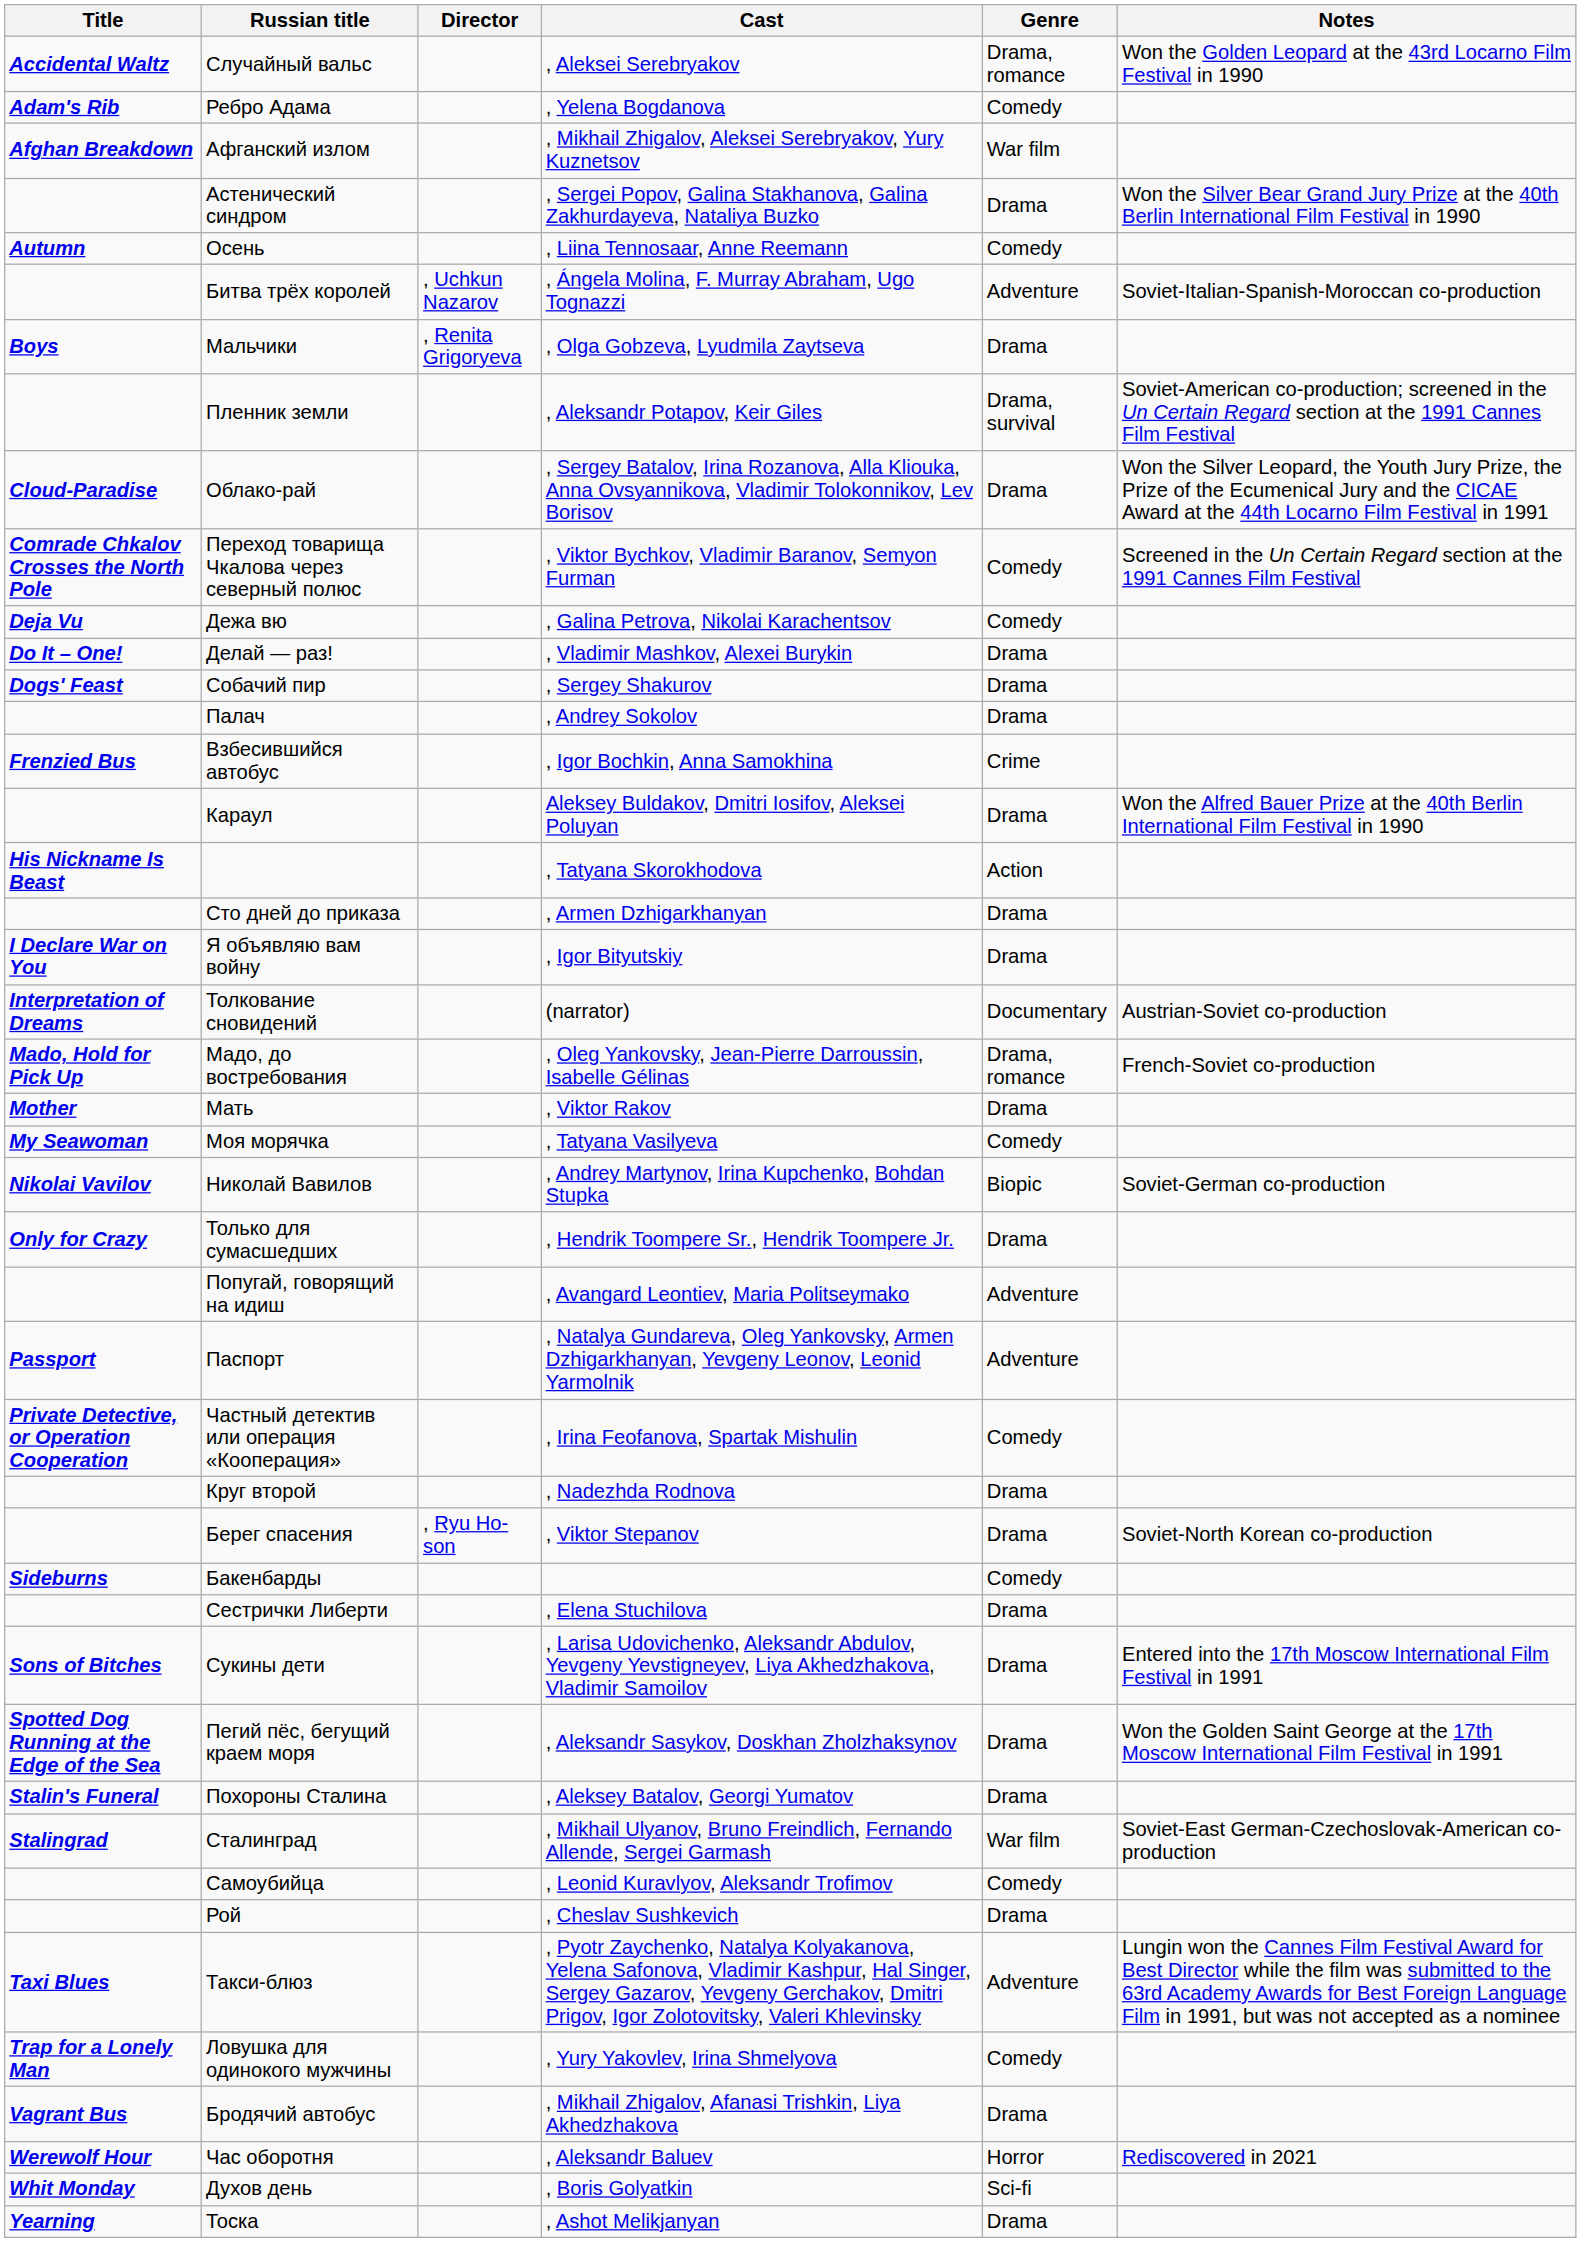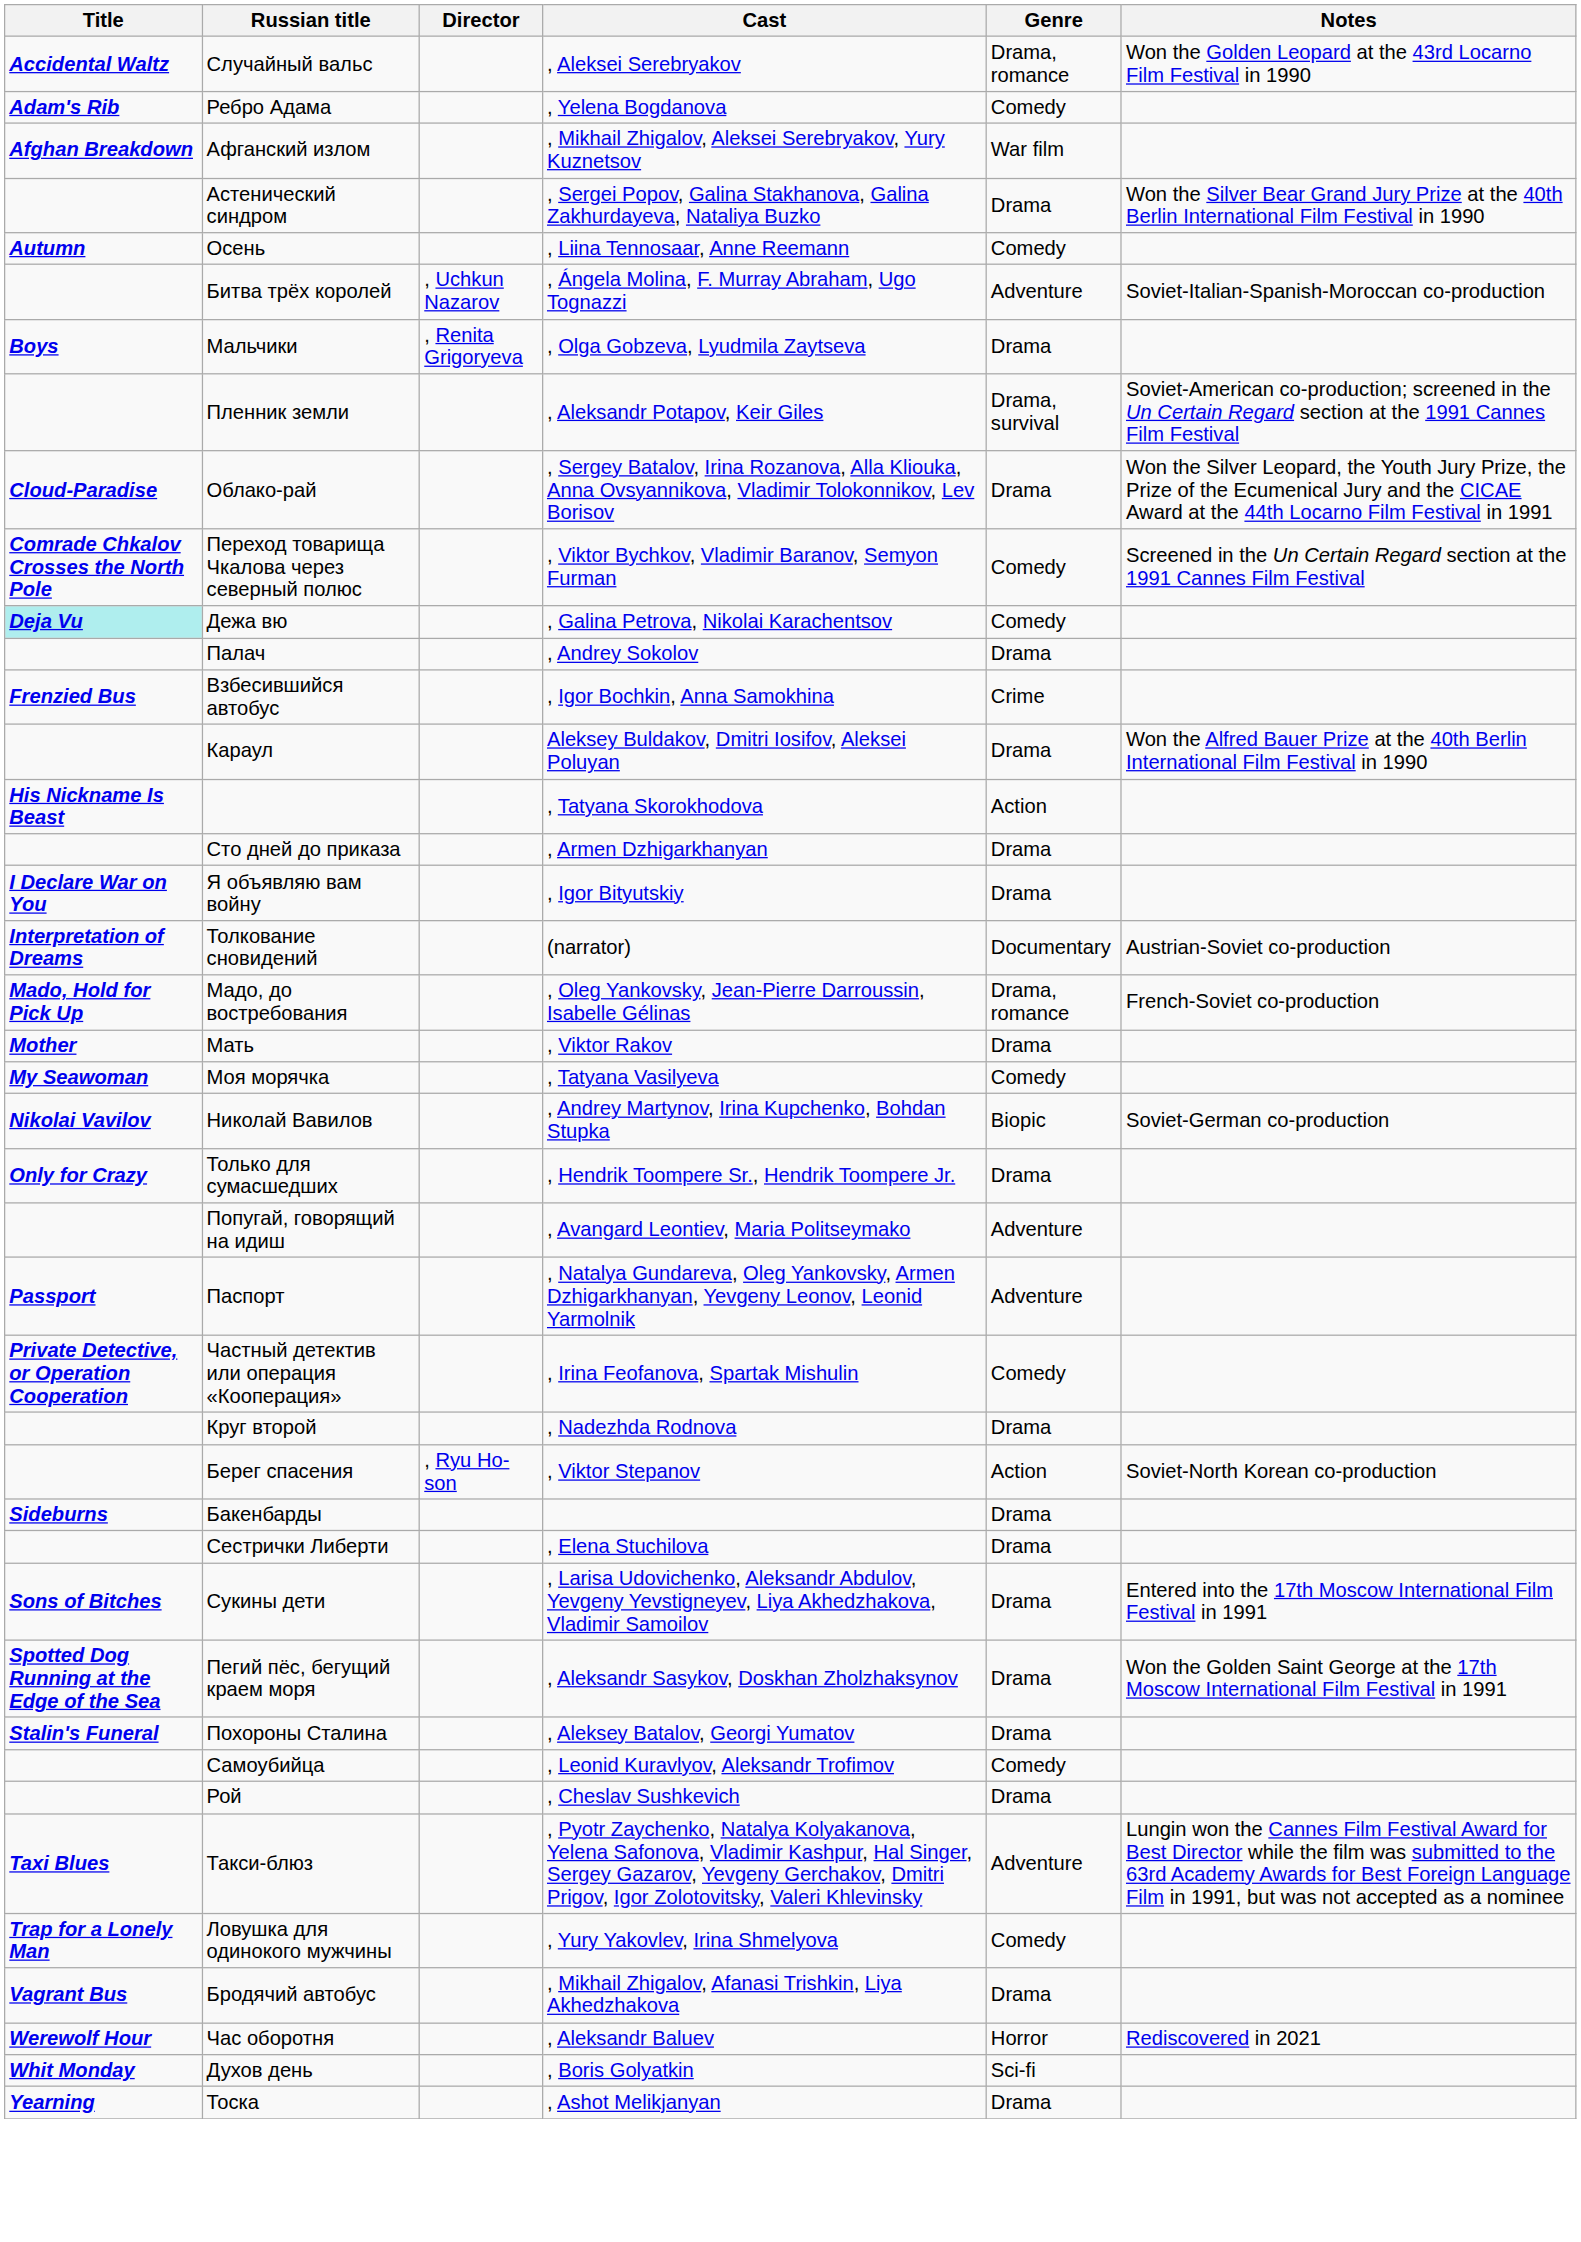(46, 621) no background -> (46, 621) paleturquoise background
- row: (269, 653)
- row: (266, 685)
(1017, 1535) Drama -> (1019, 1471) Action
(1024, 1578) Comedy -> (1021, 1514) Drama
- row: (261, 1840)
